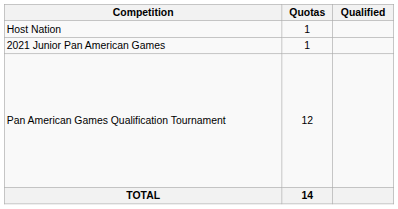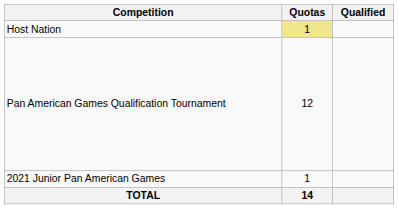(307, 29) no background -> (307, 29) khaki background
rows swapped: (86, 45) <-> (116, 120)
